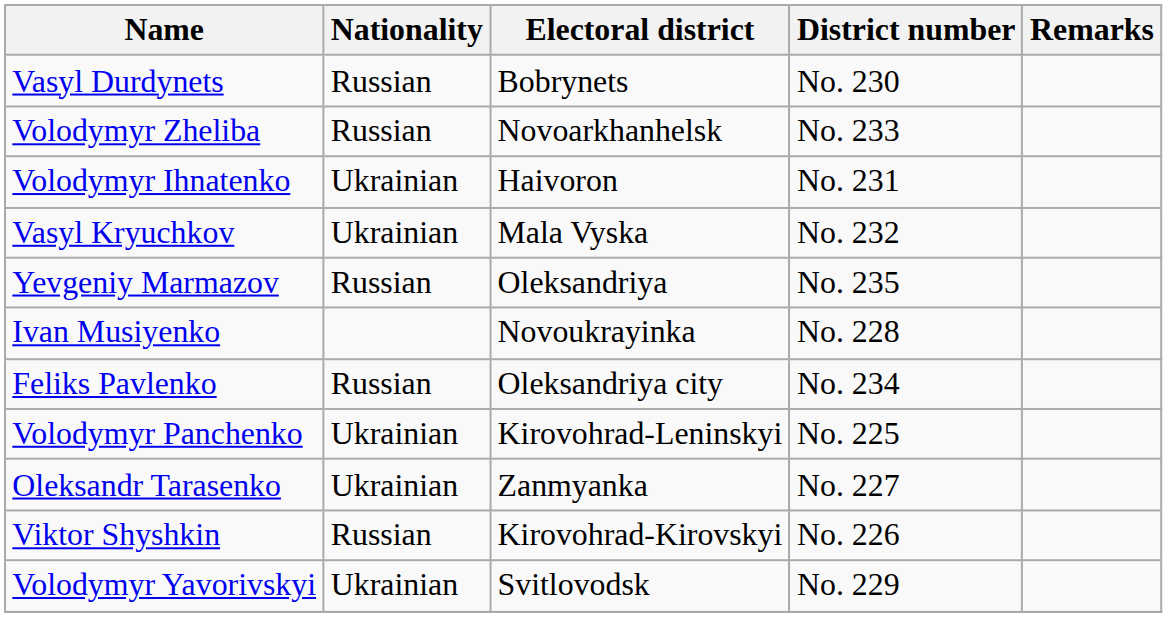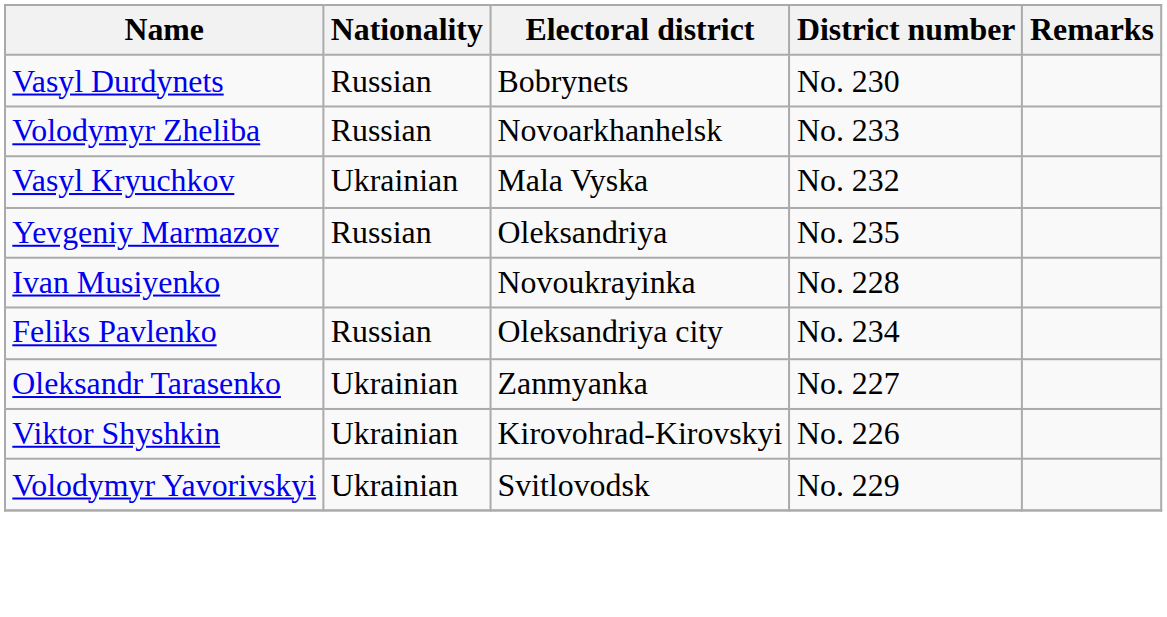- row: (151, 181)
- row: (158, 433)
(381, 534) Russian -> (394, 433) Ukrainian
